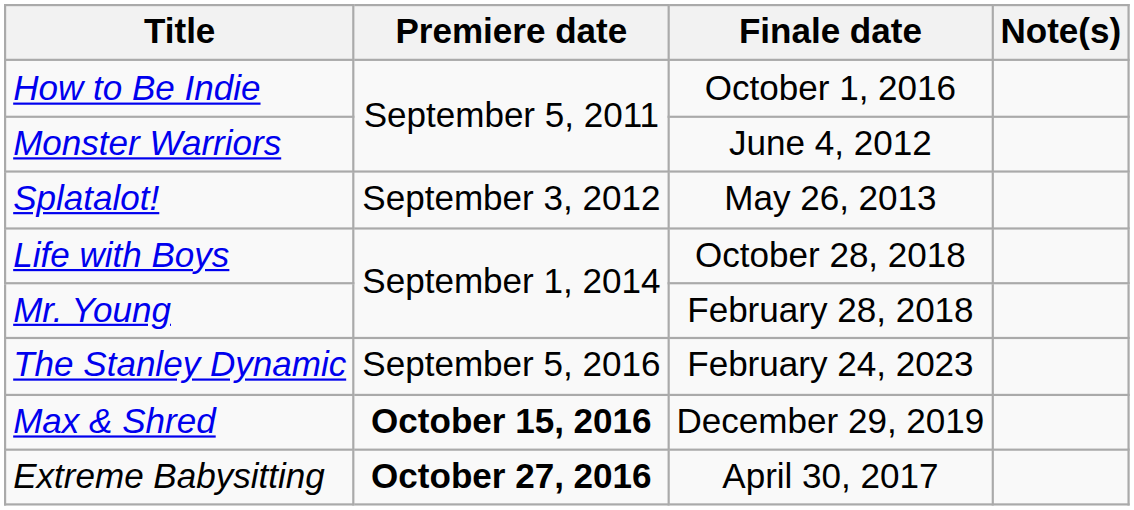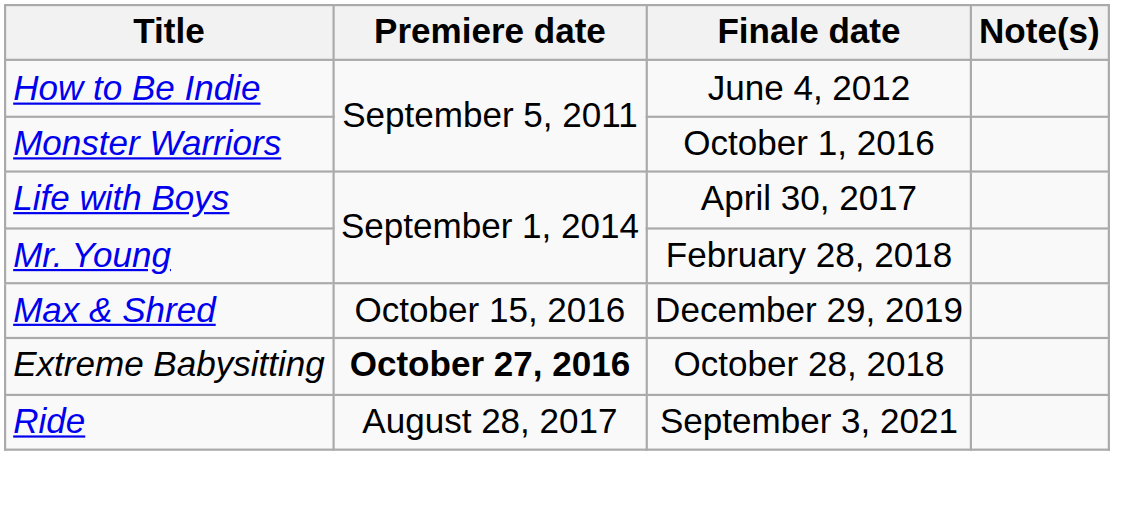(830, 87) October 1, 2016 -> (809, 87) June 4, 2012
(830, 143) June 4, 2012 -> (809, 143) October 1, 2016
- row: (86, 198)
(830, 254) October 28, 2018 -> (809, 198) April 30, 2017
- row: (180, 365)
(511, 421) bold -> (490, 310) normal
(830, 476) April 30, 2017 -> (809, 365) October 28, 2018
+ row: (49, 421)
